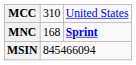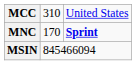(52, 32) 168 -> (52, 32) 170
